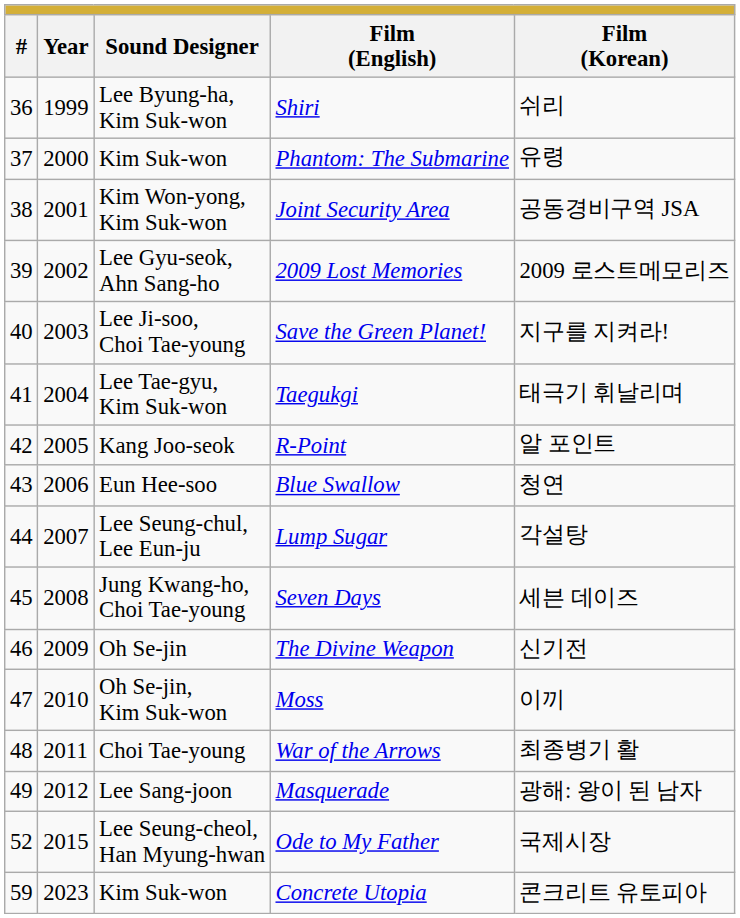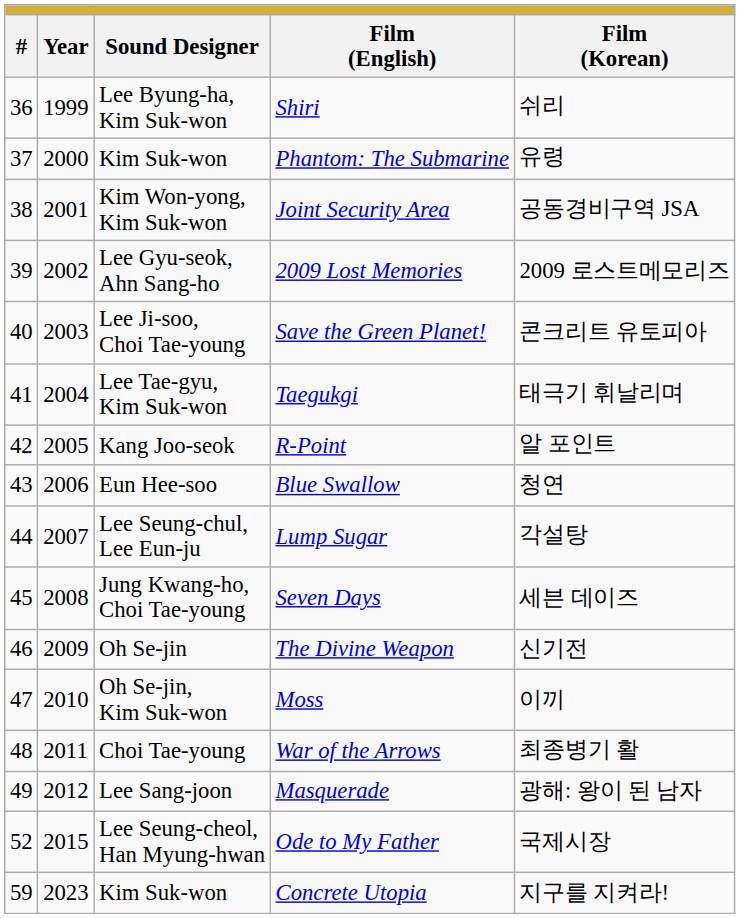(594, 331) 지구를 지켜라! -> (613, 331) 콘크리트 유토피아
(613, 892) 콘크리트 유토피아 -> (594, 892) 지구를 지켜라!
